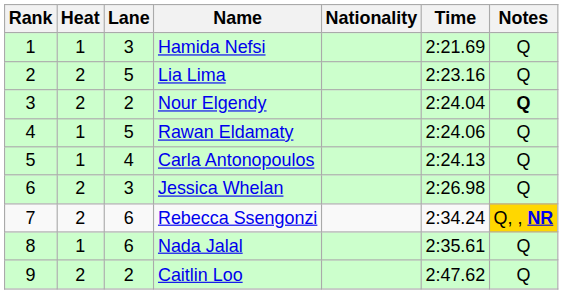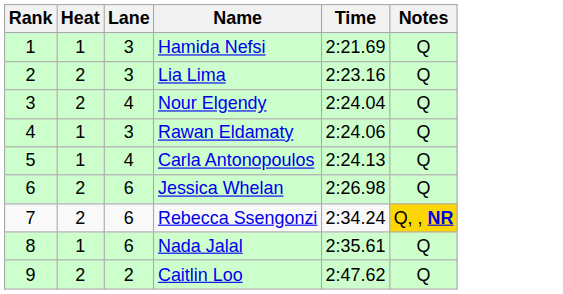- column: (371, 18)
(129, 75) 5 -> (129, 75) 3
(129, 103) 2 -> (129, 103) 4
(523, 103) bold -> (424, 103) normal
(129, 132) 5 -> (129, 132) 3
(129, 189) 3 -> (129, 189) 6
